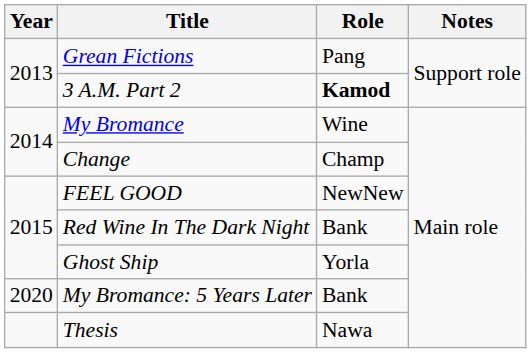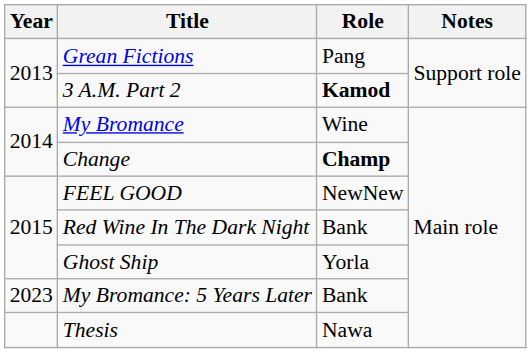(353, 158) normal -> (356, 158) bold
(31, 295) 2020 -> (31, 295) 2023
